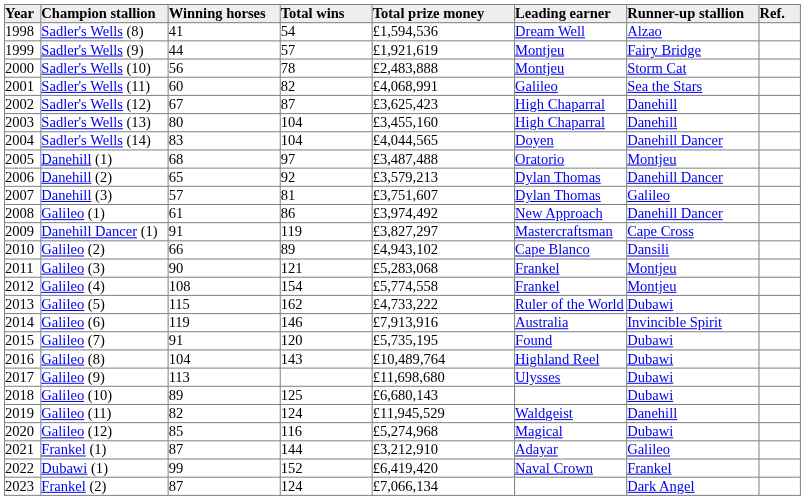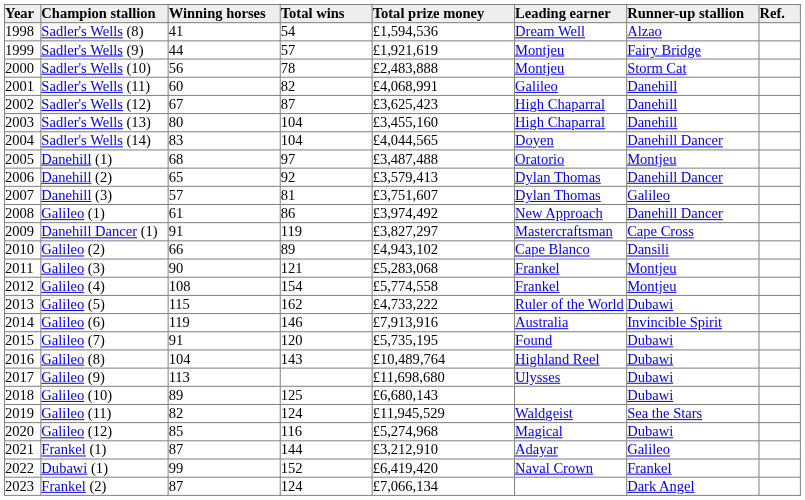(665, 86) Sea the Stars -> (652, 86) Danehill
(405, 177) £3,579,213 -> (405, 177) £3,579,413
(652, 413) Danehill -> (665, 413) Sea the Stars
